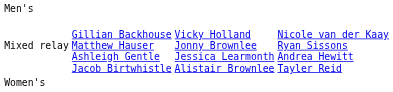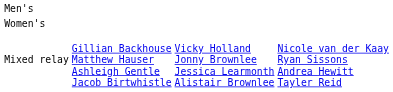rows swapped: (25, 82) <-> (37, 46)
